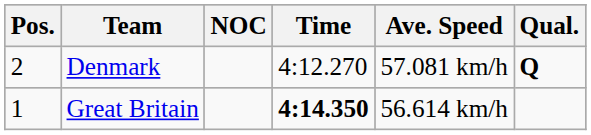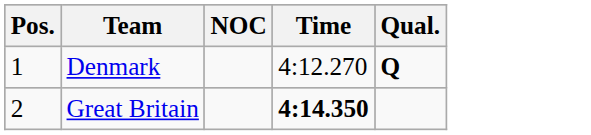- column: (444, 25)
(17, 67) 2 -> (17, 67) 1
(17, 108) 1 -> (17, 108) 2
